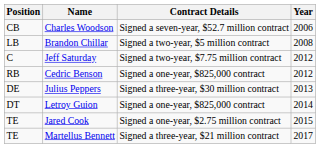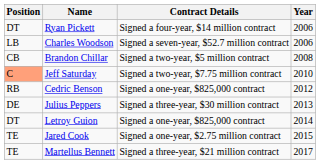+ row: (70, 27)
(13, 27) CB -> (13, 43) LB
(13, 43) LB -> (13, 58) CB
(10, 58) no background -> (10, 74) lightsalmon background
(303, 58) 2012 -> (303, 74) 2010
